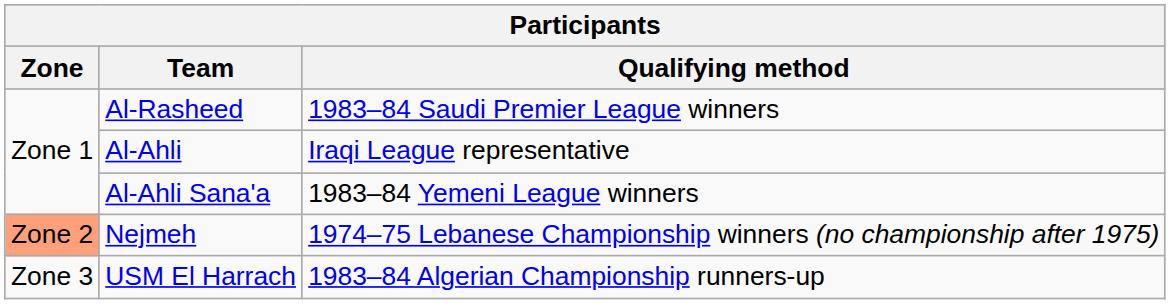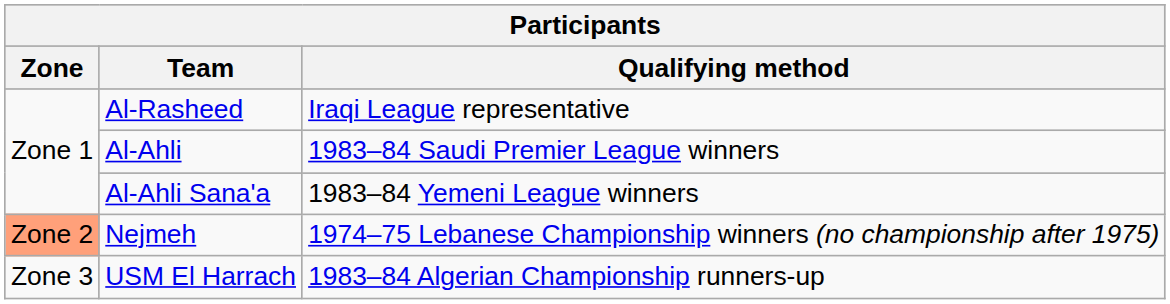(544, 109) 1983–84 Saudi Premier League winners -> (469, 109) Iraqi League representative
(469, 151) Iraqi League representative -> (544, 151) 1983–84 Saudi Premier League winners
